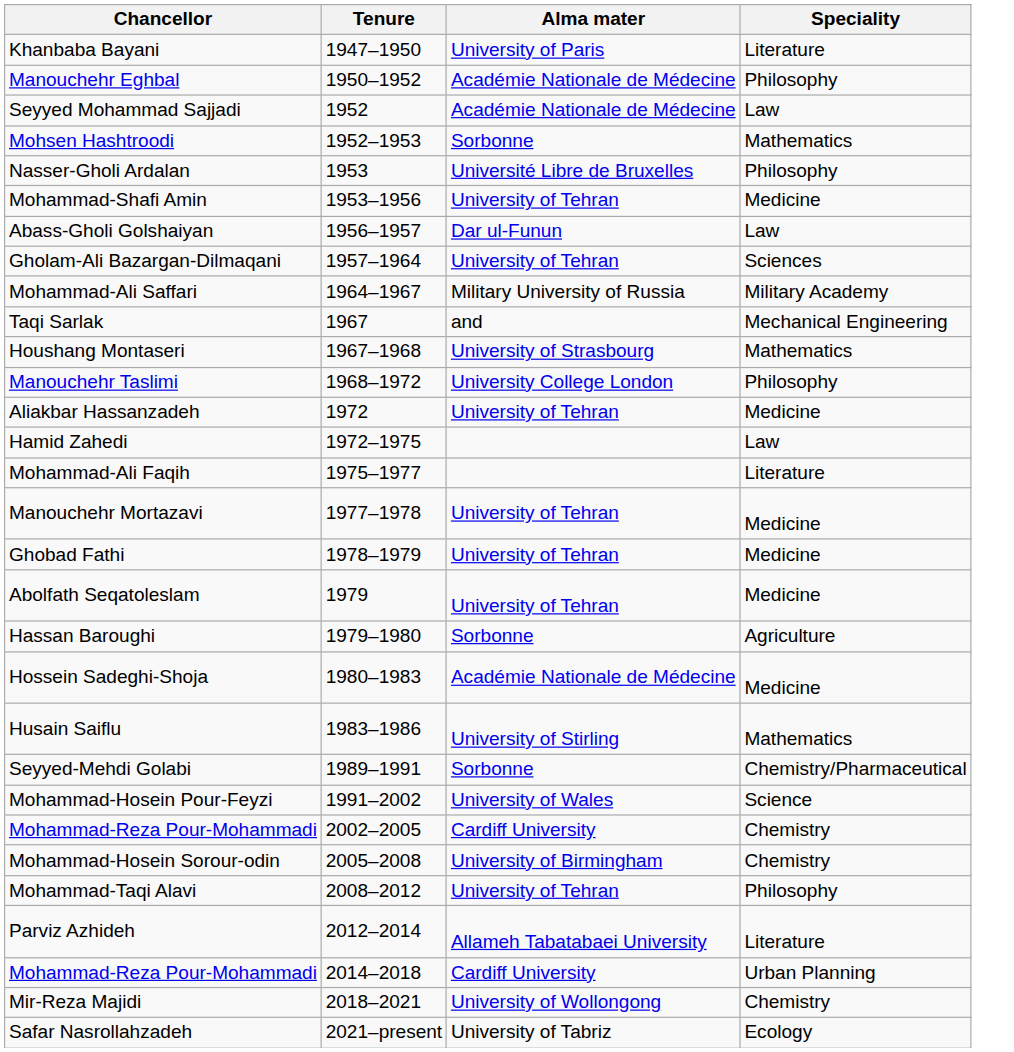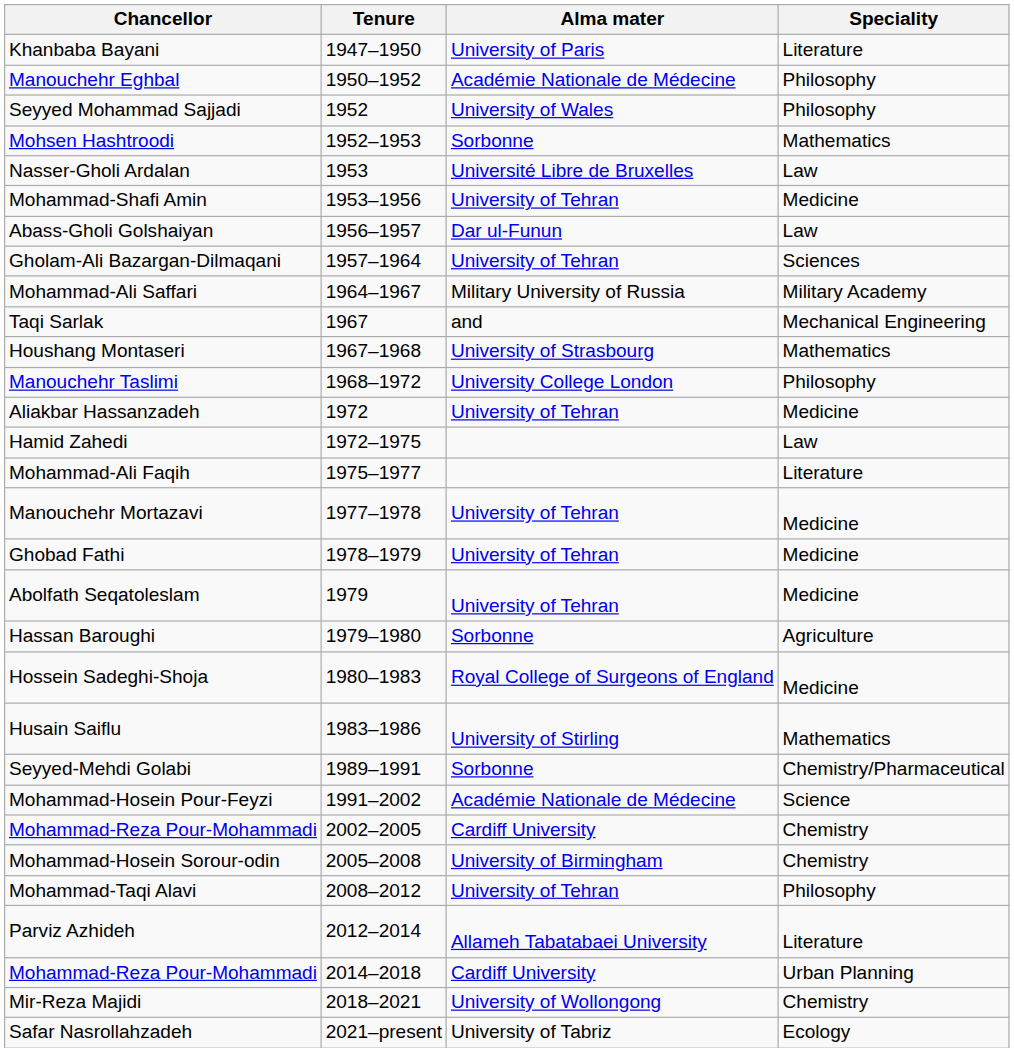(593, 110) Académie Nationale de Médecine -> (532, 110) University of Wales
(762, 110) Law -> (829, 110) Philosophy
(791, 170) Philosophy -> (800, 170) Law
(593, 677) Académie Nationale de Médecine -> (612, 677) Royal College of Surgeons of England
(532, 799) University of Wales -> (593, 799) Académie Nationale de Médecine
